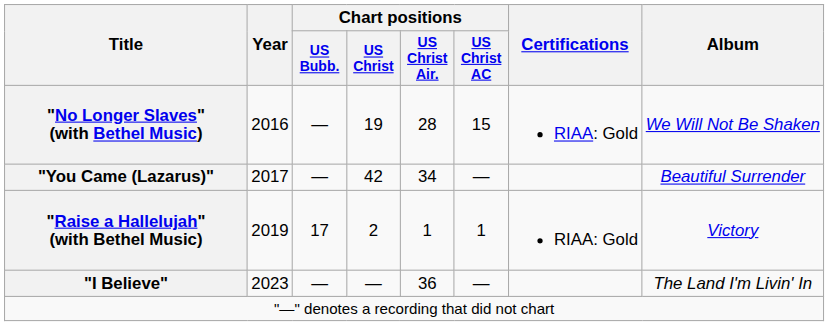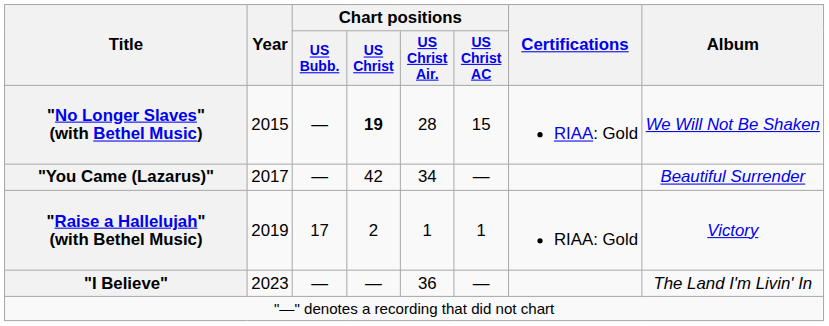(270, 124) 2016 -> (270, 124) 2015
(373, 124) normal -> (373, 124) bold
